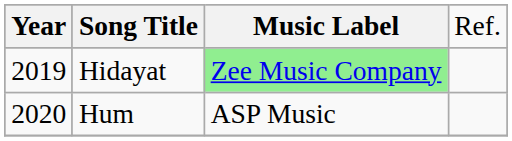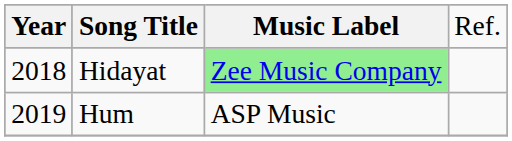(39, 69) 2019 -> (39, 69) 2018
(39, 113) 2020 -> (39, 113) 2019
